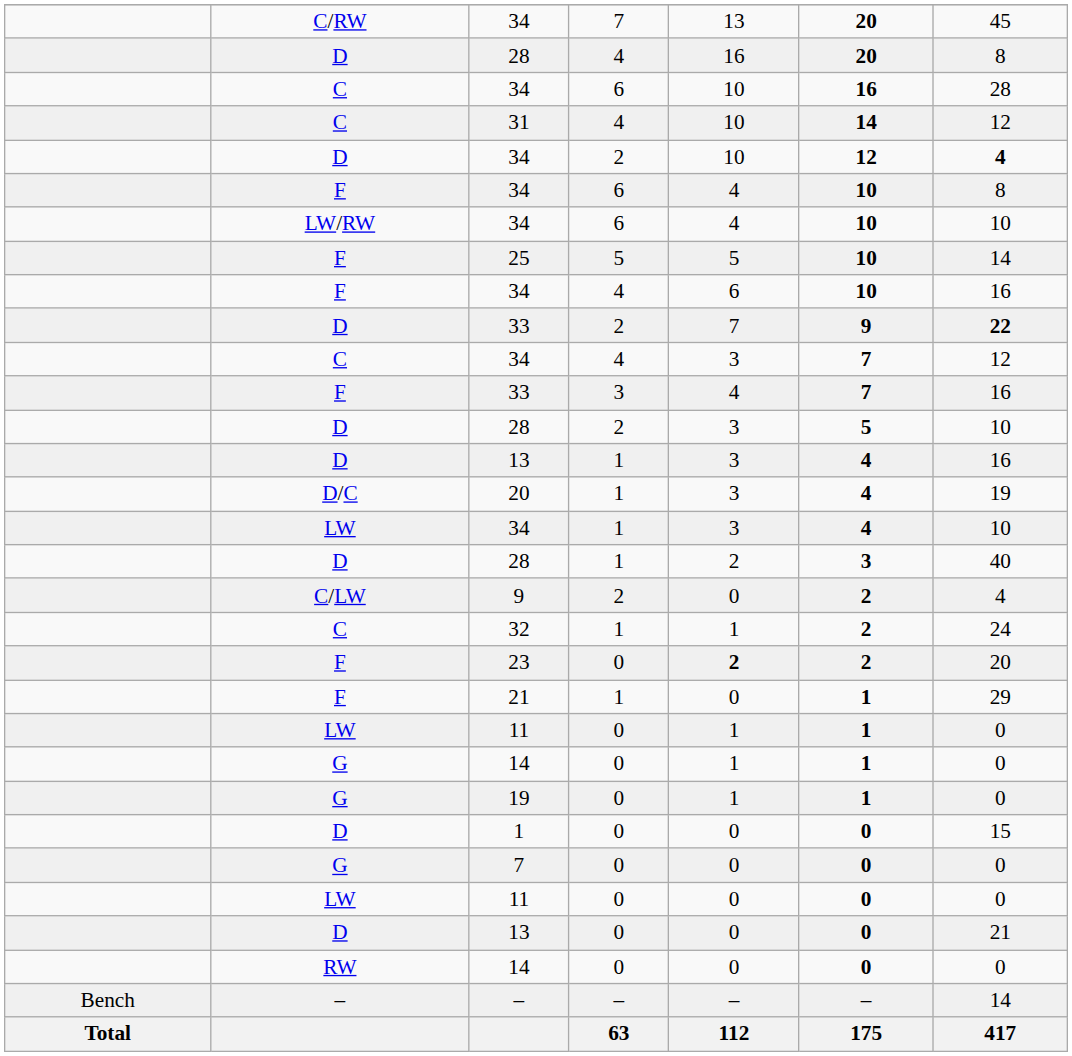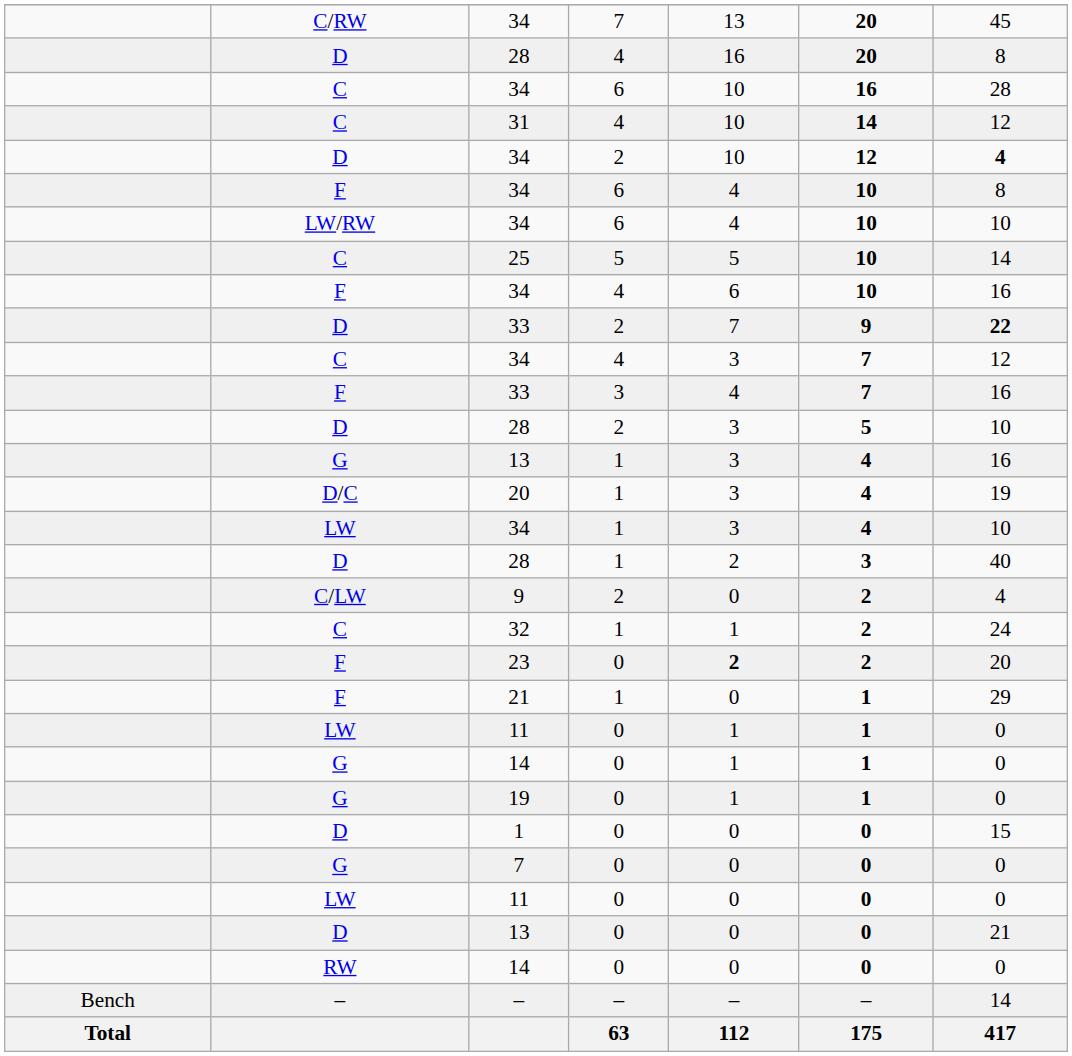(340, 257) F -> (340, 257) C
(340, 460) D -> (340, 460) G
